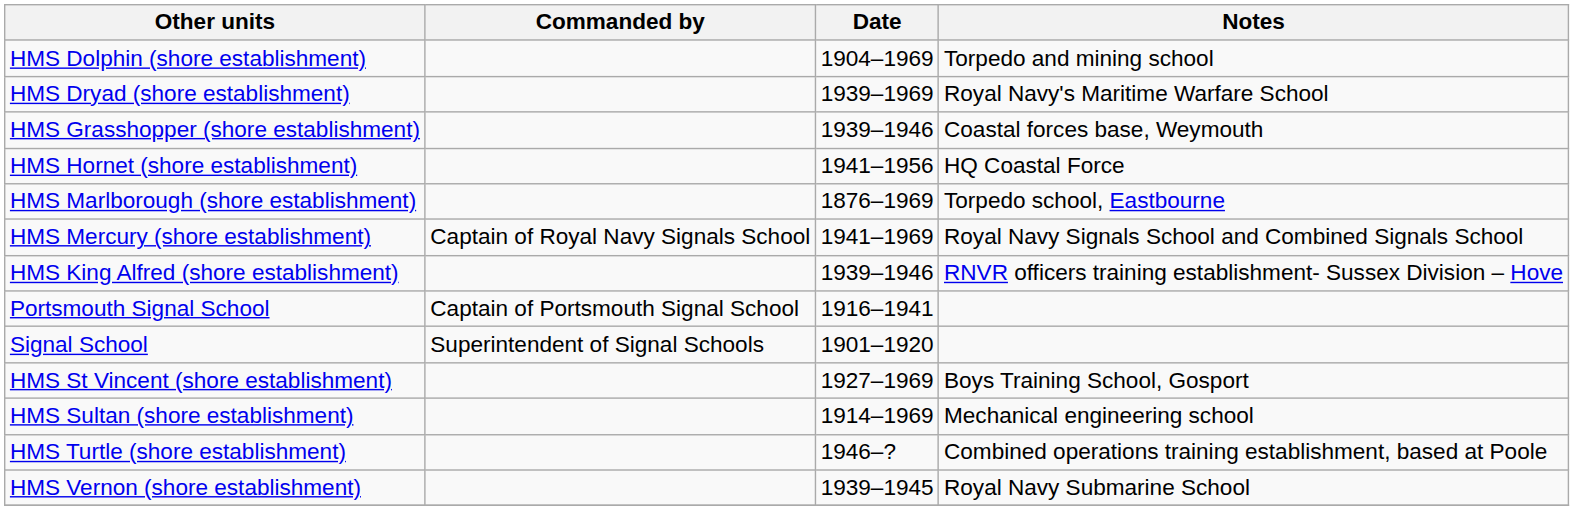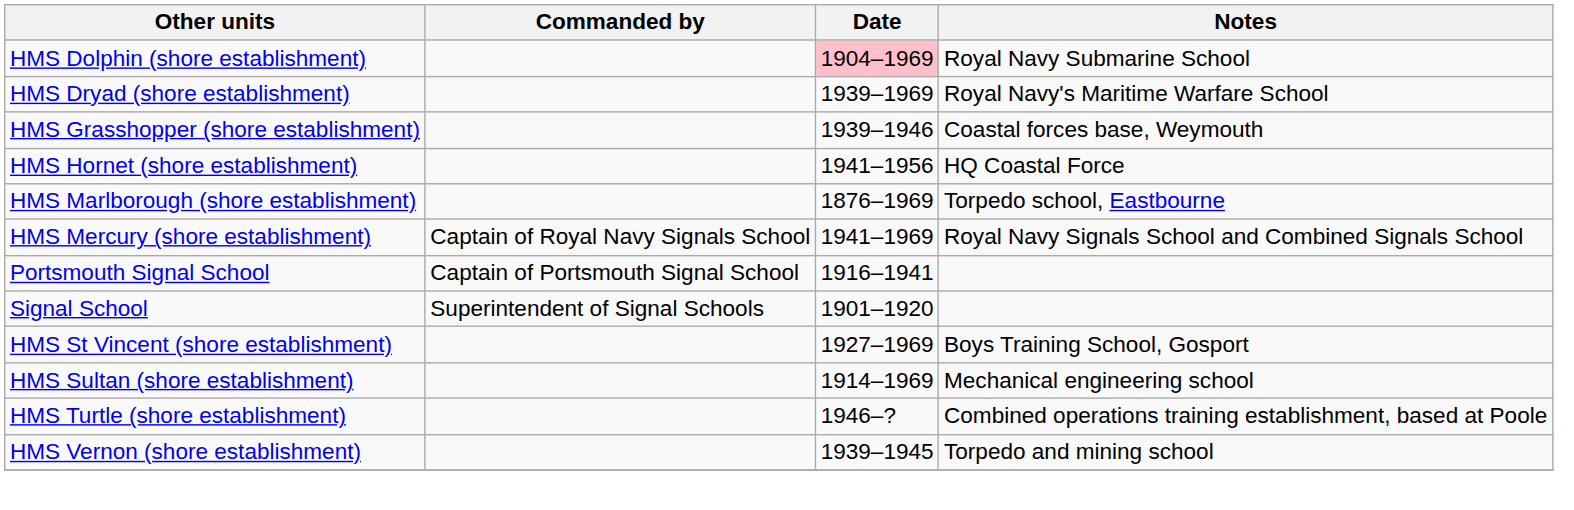(877, 58) no background -> (877, 58) pink background
(1079, 58) Torpedo and mining school -> (1097, 58) Royal Navy Submarine School
- row: (204, 272)
(1097, 487) Royal Navy Submarine School -> (1079, 451) Torpedo and mining school
